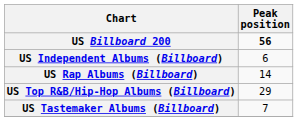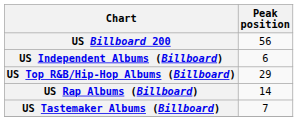(265, 41) bold -> (265, 41) normal
rows swapped: (121, 92) <-> (121, 75)
